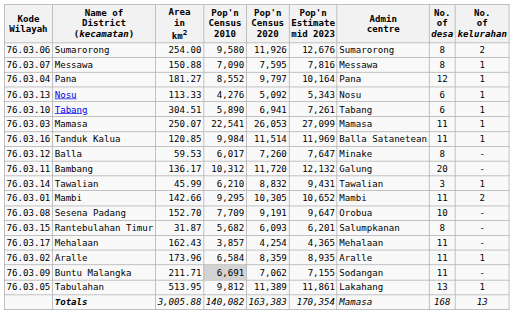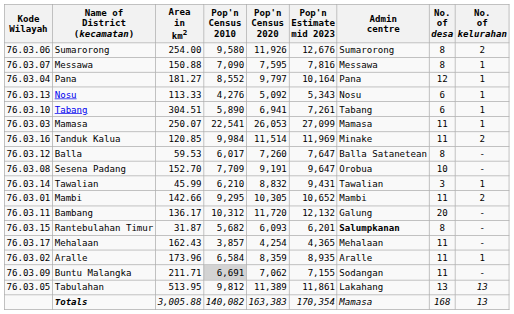(383, 139) Balla Satanetean -> (356, 139) Minake
(482, 139) 1 -> (482, 139) 2
(356, 154) Minake -> (383, 154) Balla Satanetean
rows swapped: (90, 213) <-> (74, 169)
(369, 228) normal -> (369, 228) bold
(482, 287) 1 -> (482, 287) 13
